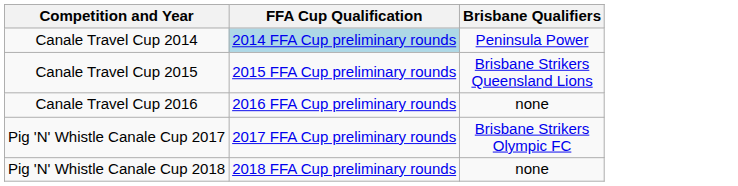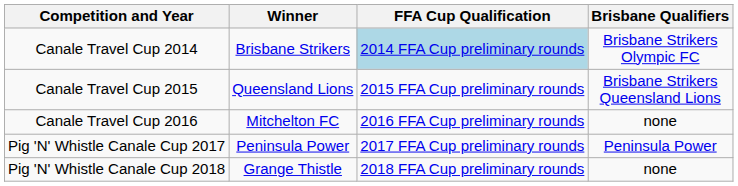+ column: (293, 16)
(532, 40) Peninsula Power -> (660, 48) Brisbane Strikers Olympic FC
(532, 137) Brisbane Strikers Olympic FC -> (660, 145) Peninsula Power
